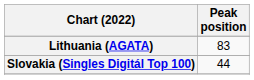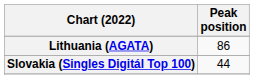(224, 45) 83 -> (224, 45) 86
